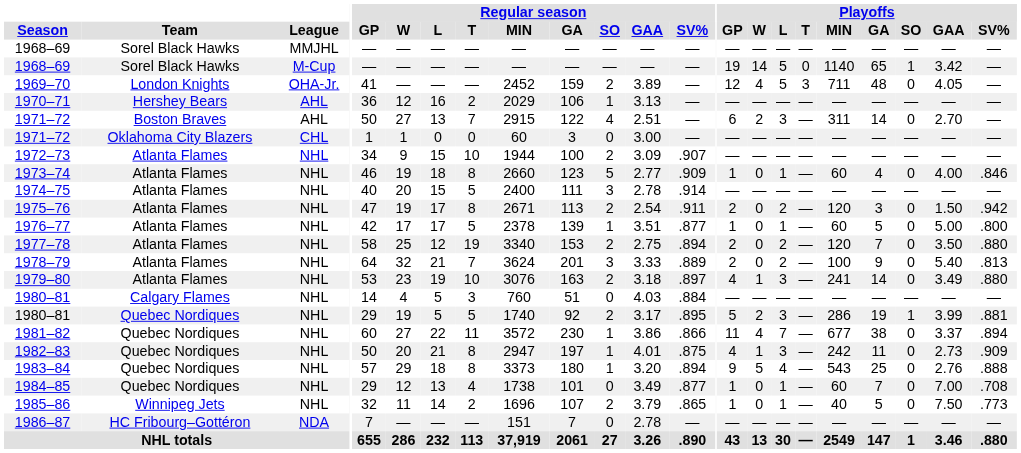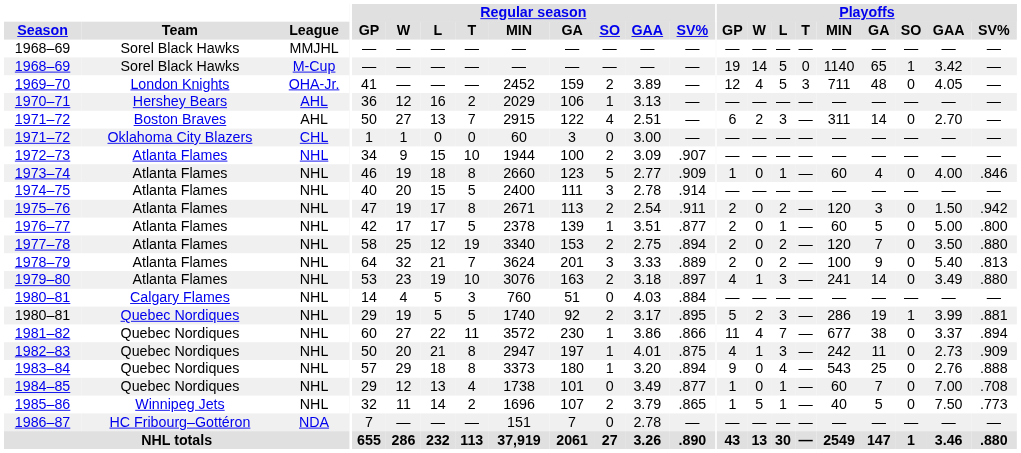(732, 226) 1 -> (732, 226) 2
(759, 368) 5 -> (759, 368) 0
(759, 404) 0 -> (759, 404) 5
